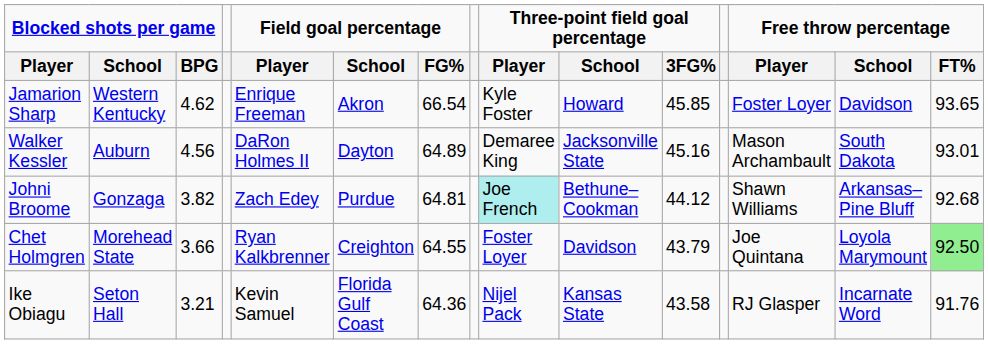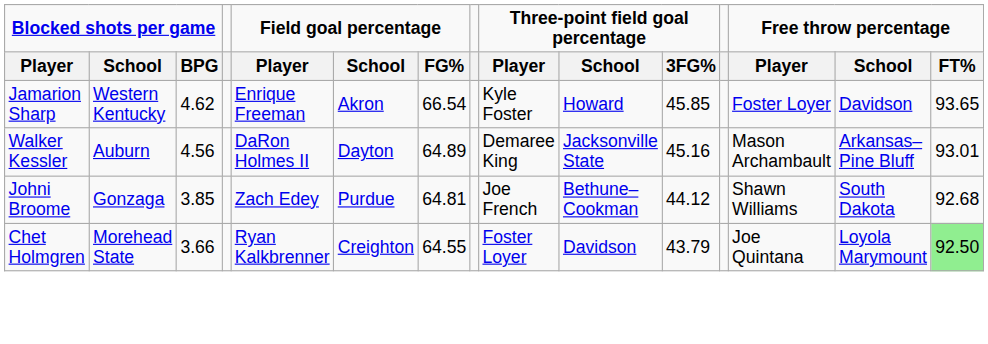(867, 151) South Dakota -> (881, 151) Arkansas–Pine Bluff
(198, 199) 3.82 -> (198, 199) 3.85
(510, 199) paleturquoise background -> (510, 199) no background
(881, 199) Arkansas–Pine Bluff -> (867, 199) South Dakota
- row: (37, 304)
